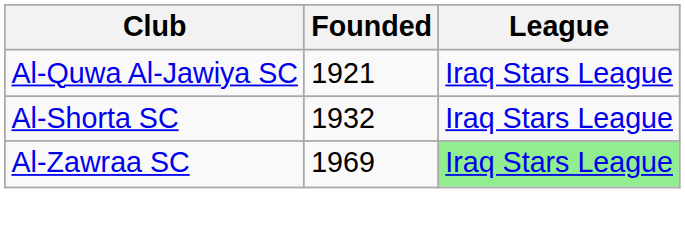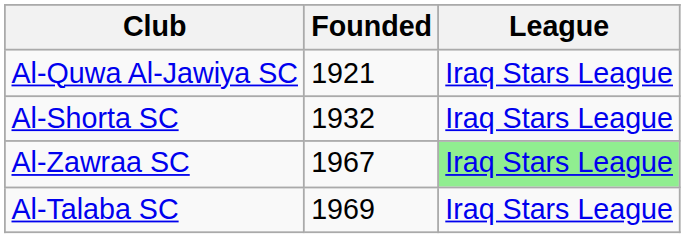(343, 163) 1969 -> (343, 163) 1967
+ row: (95, 208)
